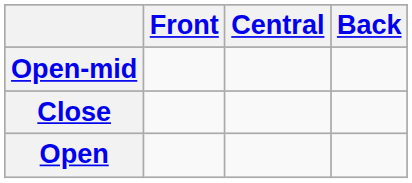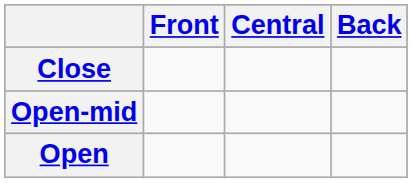rows swapped: (74, 111) <-> (74, 68)
